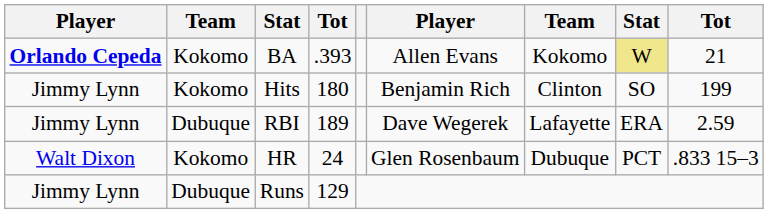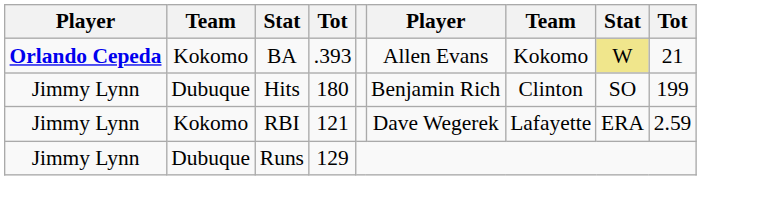(211, 89) Kokomo -> (211, 89) Dubuque
(211, 123) Dubuque -> (211, 123) Kokomo
(333, 123) 189 -> (333, 123) 121
- row: (282, 157)
